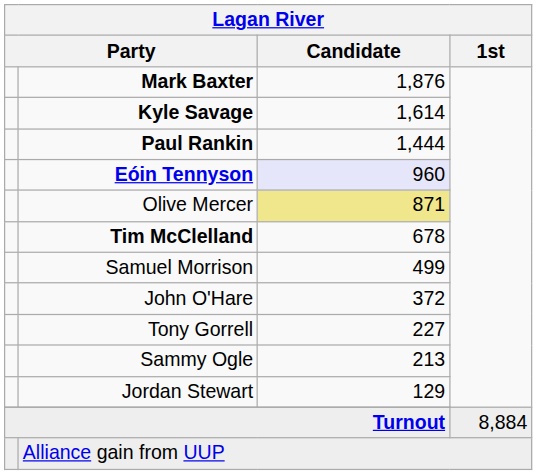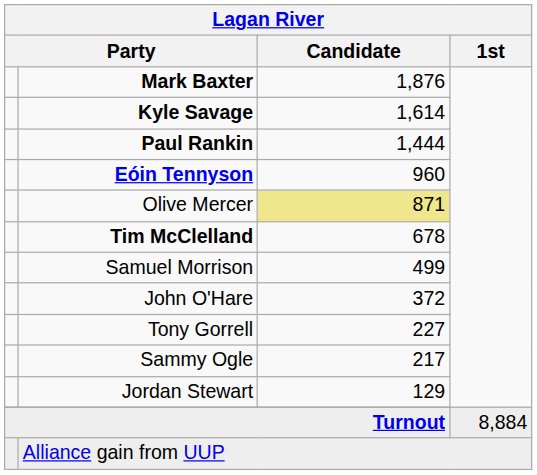(429, 174) lavender background -> (429, 174) no background
(429, 360) 213 -> (429, 360) 217
